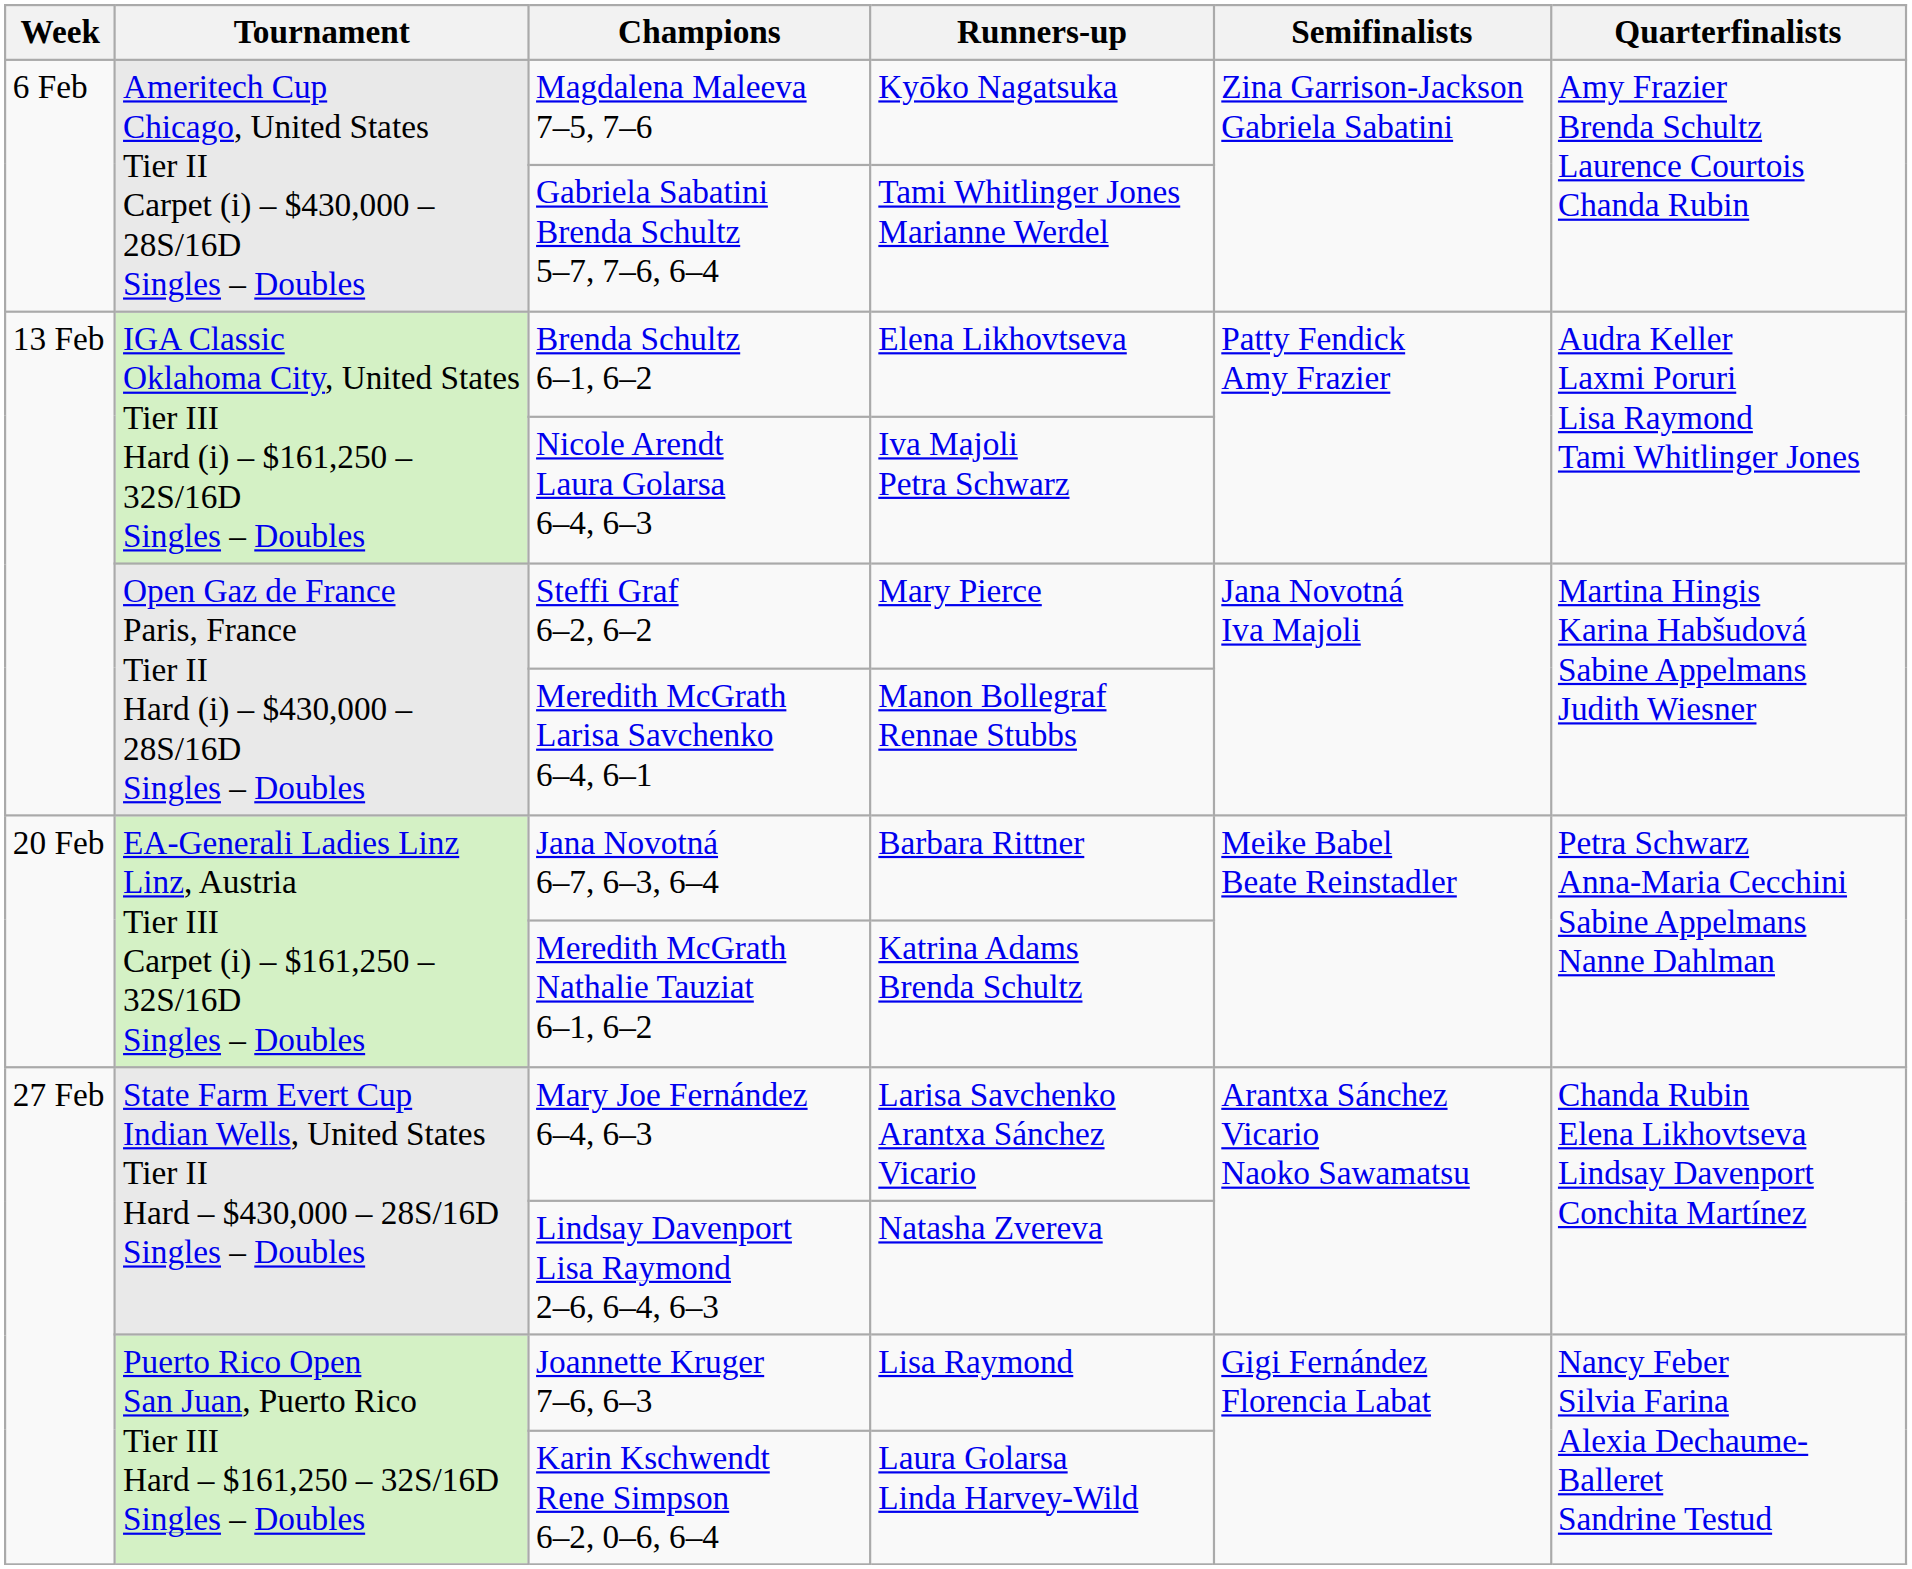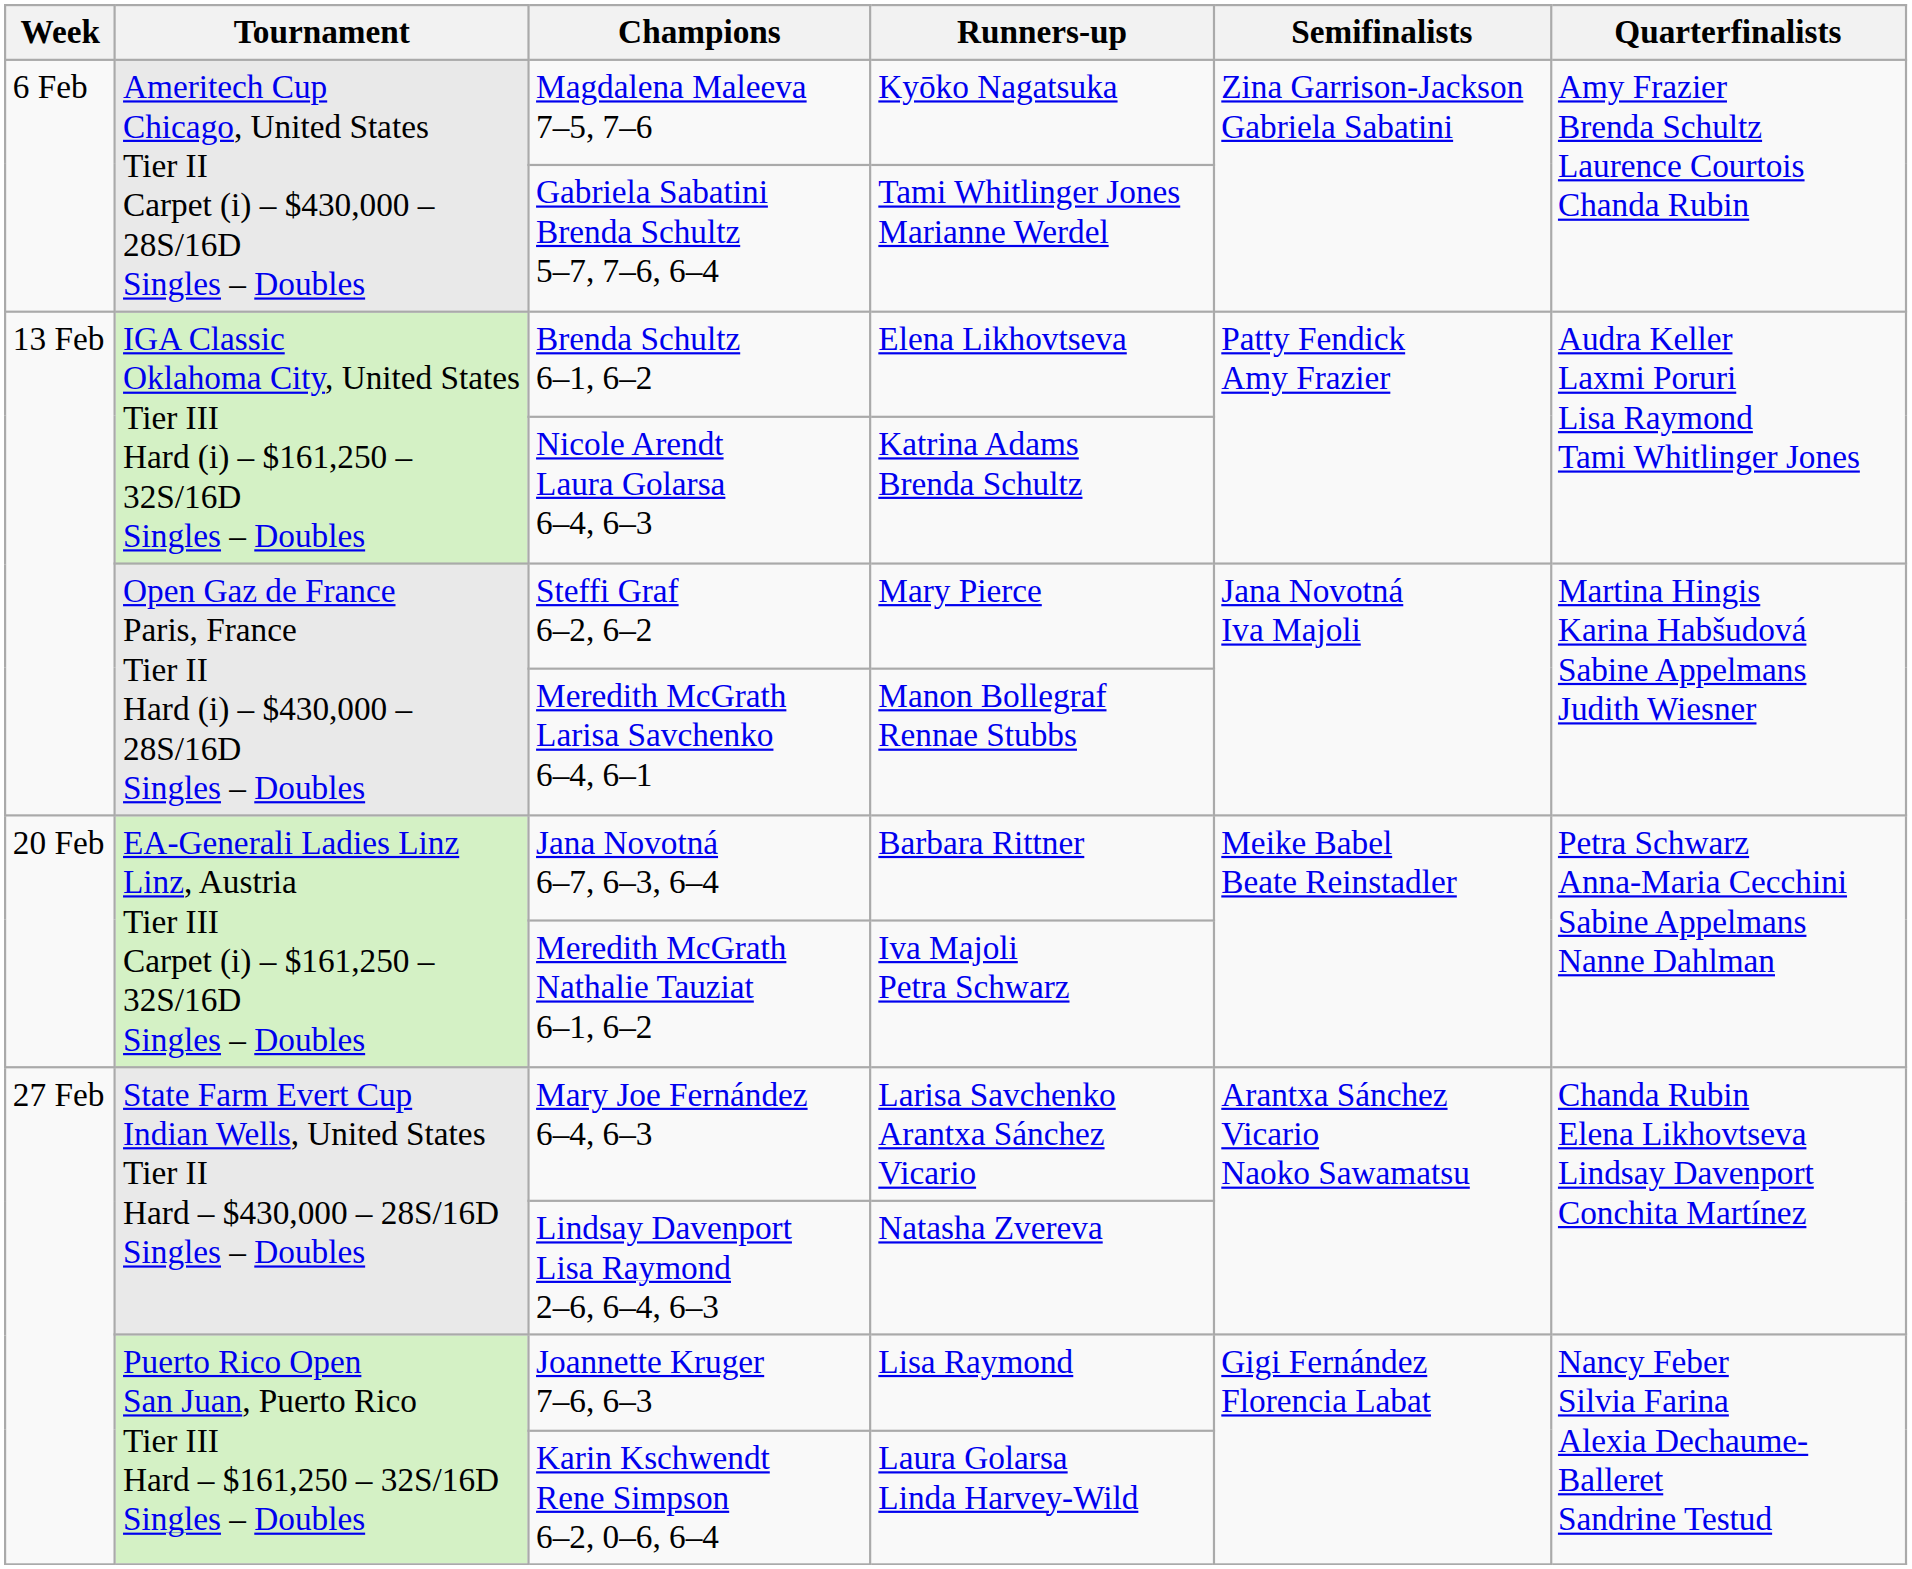(974, 462) Iva Majoli Petra Schwarz -> (980, 462) Katrina Adams Brenda Schultz
(980, 966) Katrina Adams Brenda Schultz -> (974, 966) Iva Majoli Petra Schwarz
